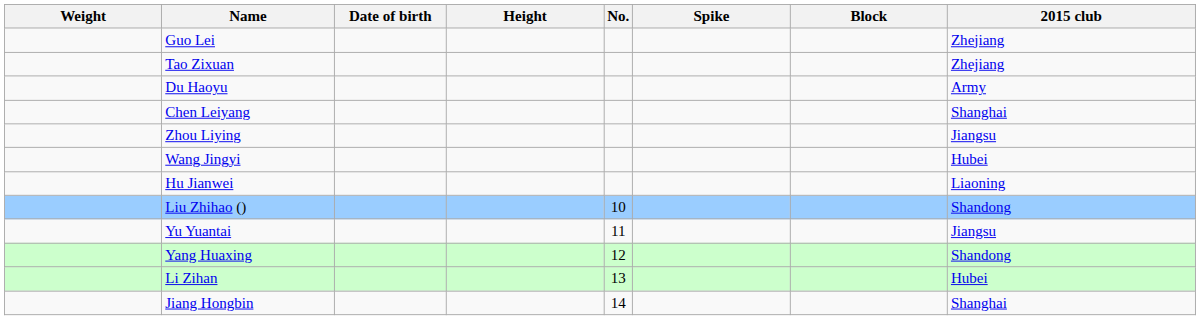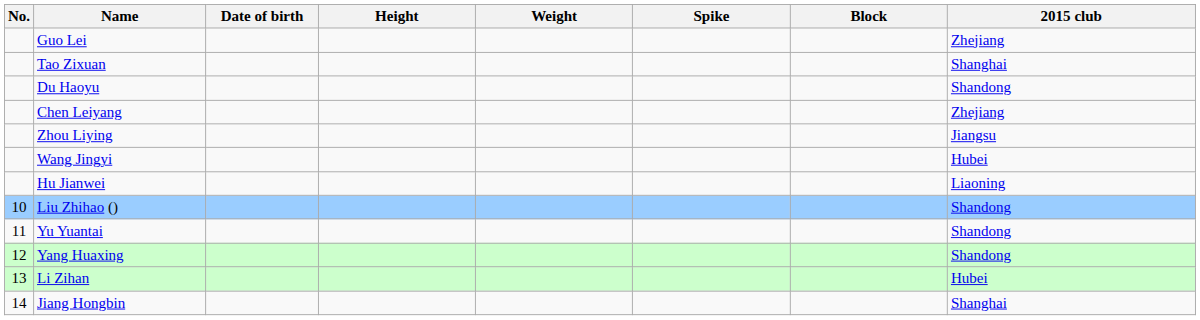columns swapped: (618, 16) <-> (83, 16)
(978, 64) Zhejiang -> (979, 64) Shanghai
(968, 87) Army -> (981, 87) Shandong
(979, 111) Shanghai -> (978, 111) Zhejiang
(973, 231) Jiangsu -> (981, 231) Shandong
